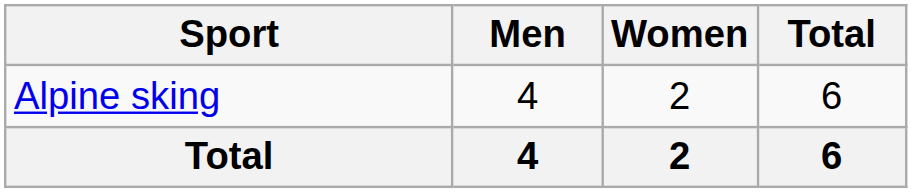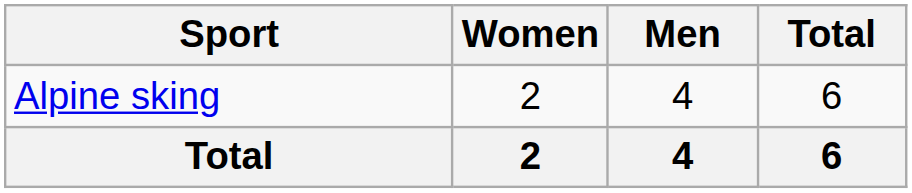columns swapped: (528, 34) <-> (680, 34)
